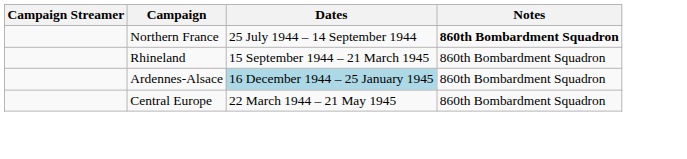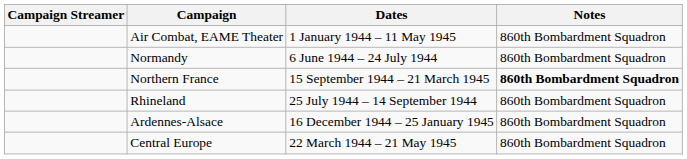+ row: (207, 36)
+ row: (159, 57)
(323, 36) 25 July 1944 – 14 September 1944 -> (389, 79) 15 September 1944 – 21 March 1945
(329, 57) 15 September 1944 – 21 March 1945 -> (383, 100) 25 July 1944 – 14 September 1944
(331, 79) lightblue background -> (392, 121) no background
